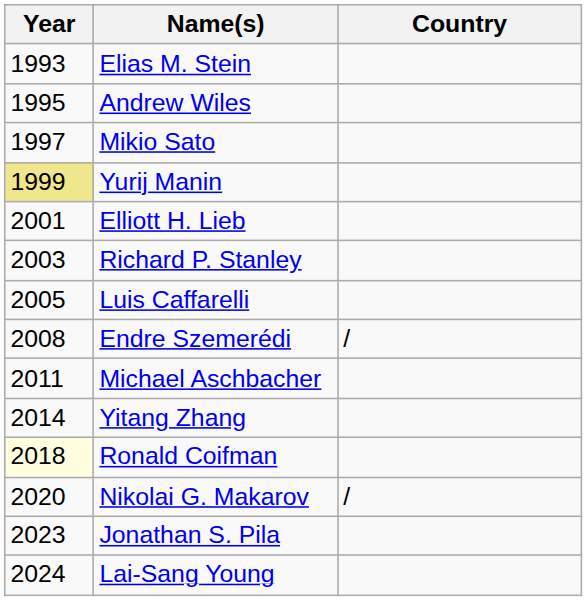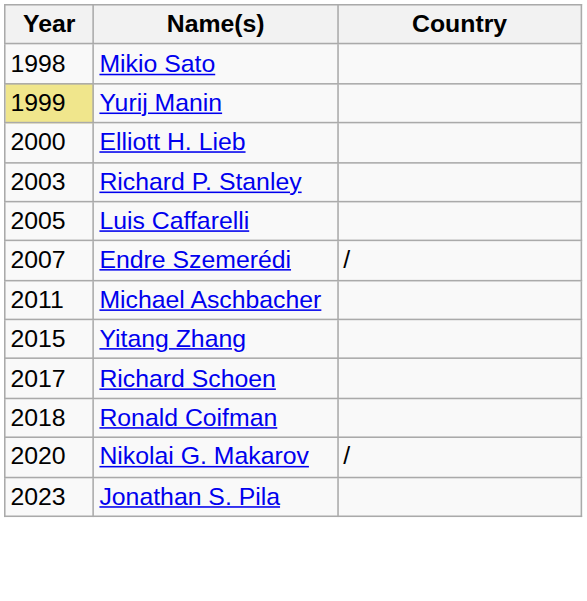- row: (175, 63)
- row: (175, 102)
(38, 142) 1997 -> (38, 63) 1998
(38, 220) 2001 -> (38, 142) 2000
(38, 338) 2008 -> (38, 260) 2007
(38, 417) 2014 -> (38, 338) 2015
+ row: (188, 378)
(38, 456) lightyellow background -> (38, 417) no background
- row: (187, 574)
